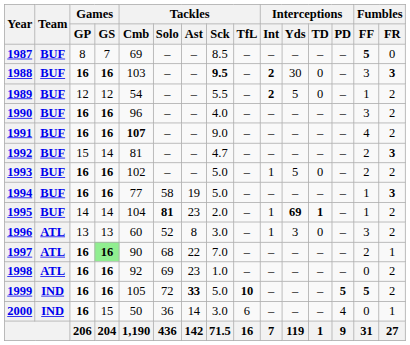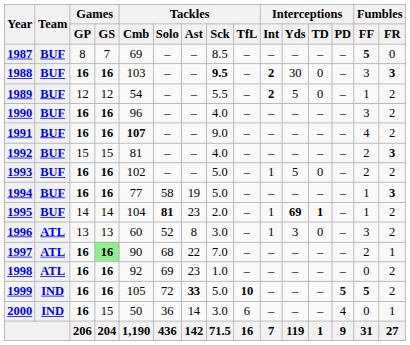(107, 152) 14 -> (107, 152) 15
(220, 152) 4.7 -> (220, 152) 4.0
